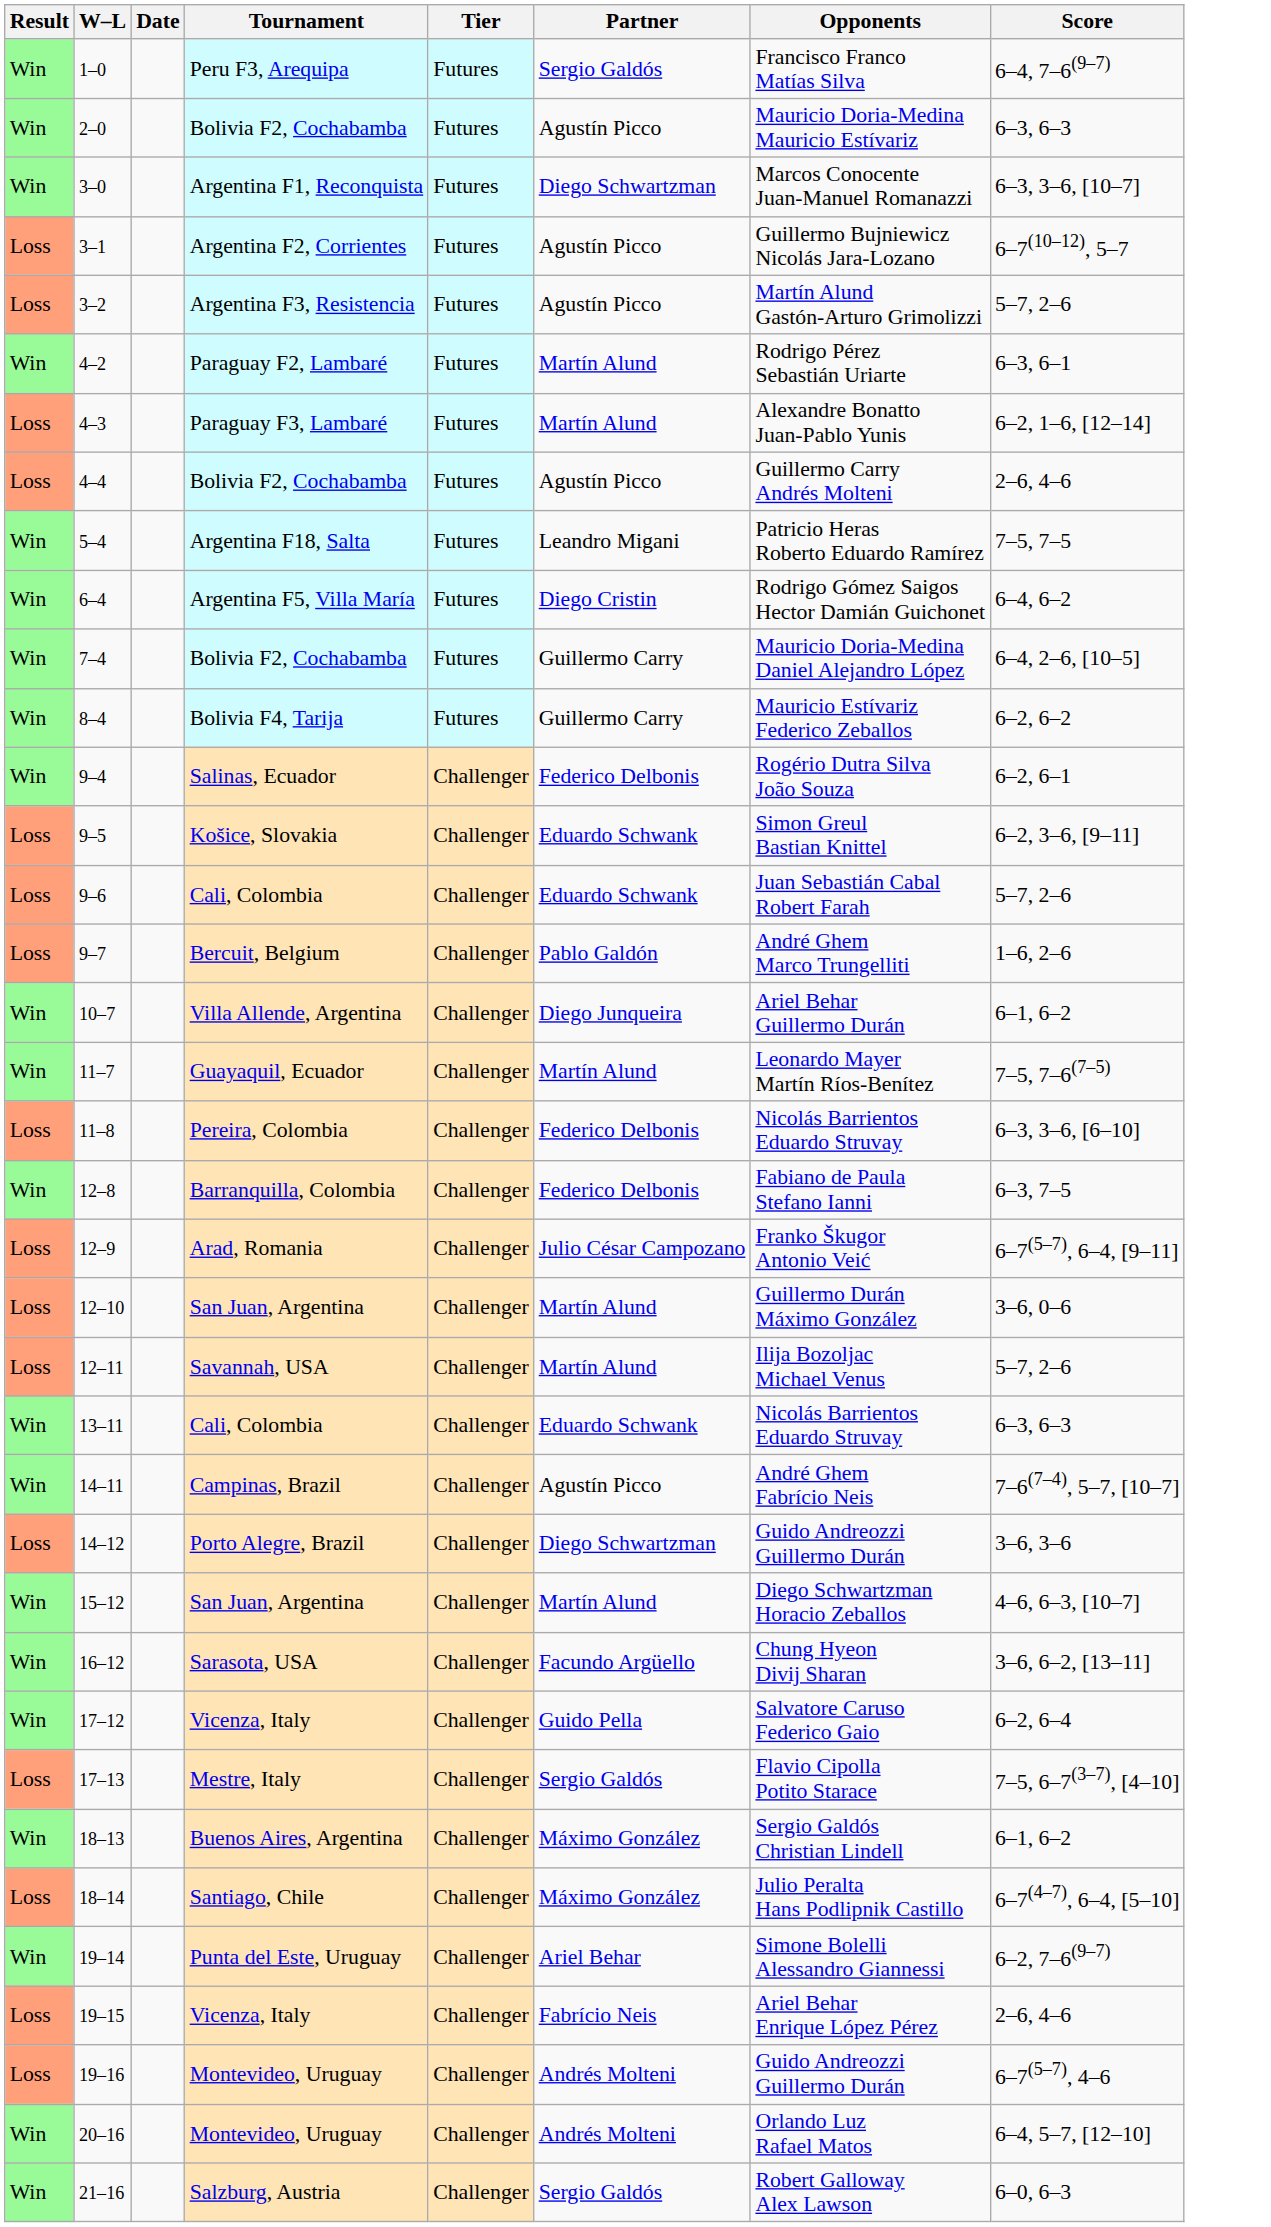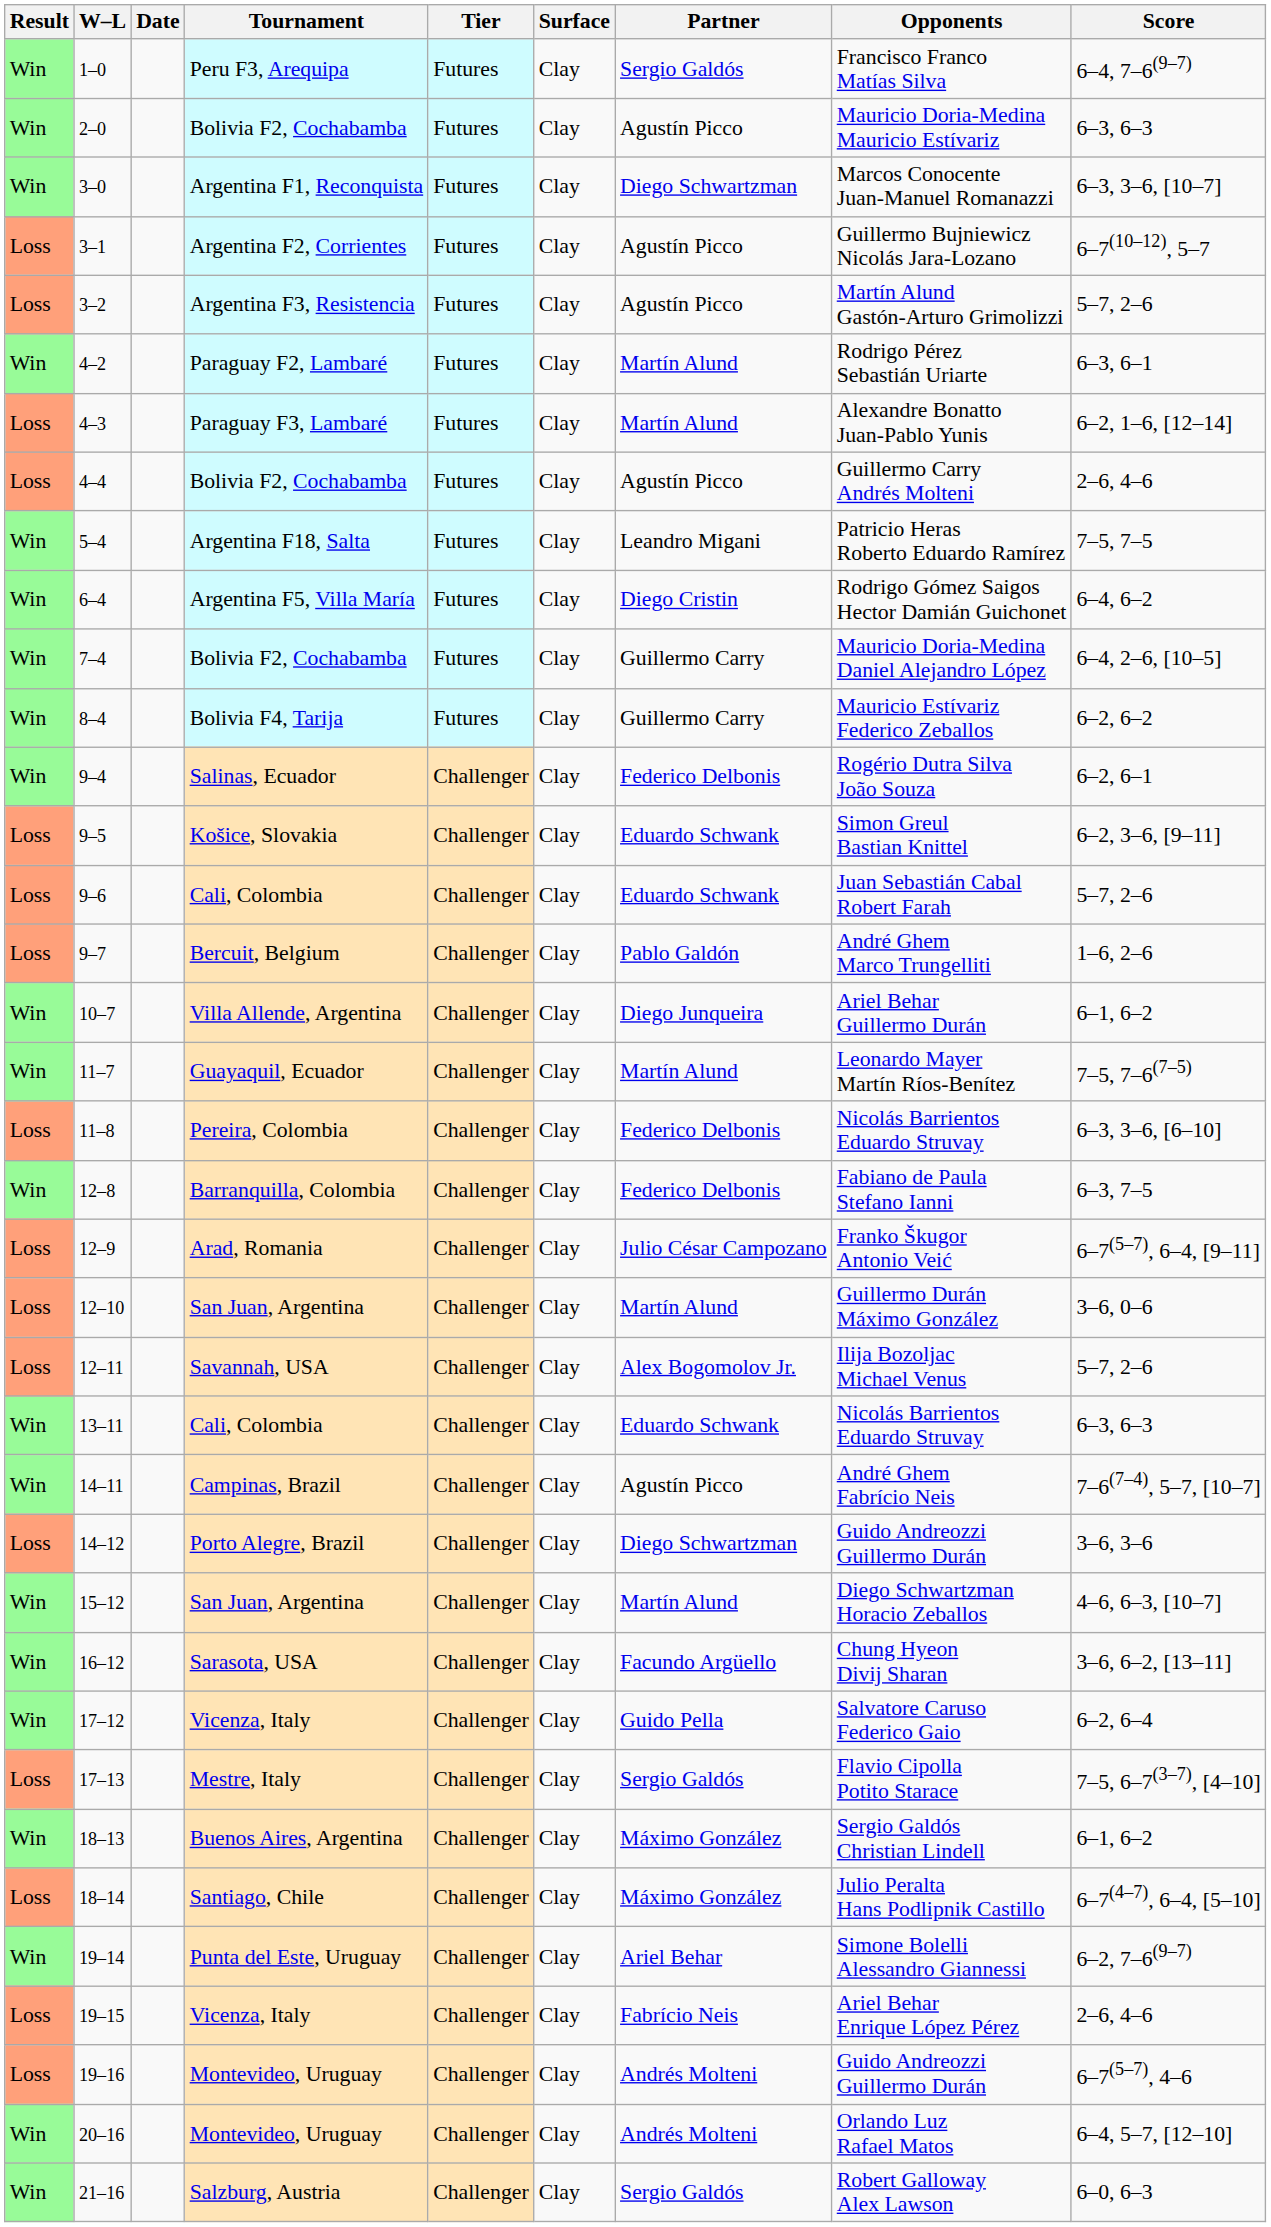+ column: (574, 21)
(598, 1366) Martín Alund -> (708, 1366) Alex Bogomolov Jr.
